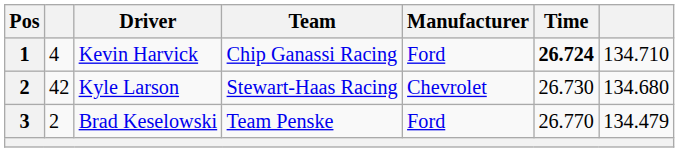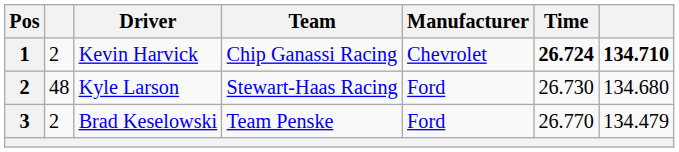(54, 54) 4 -> (54, 54) 2
(426, 54) Ford -> (447, 54) Chevrolet
(636, 54) normal -> (636, 54) bold
(59, 88) 42 -> (59, 88) 48
(447, 88) Chevrolet -> (426, 88) Ford
